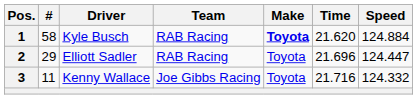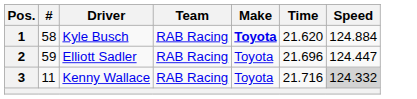(49, 57) 29 -> (49, 57) 59
(208, 78) Joe Gibbs Racing -> (192, 78) RAB Racing
(386, 78) no background -> (353, 78) lightgrey background
